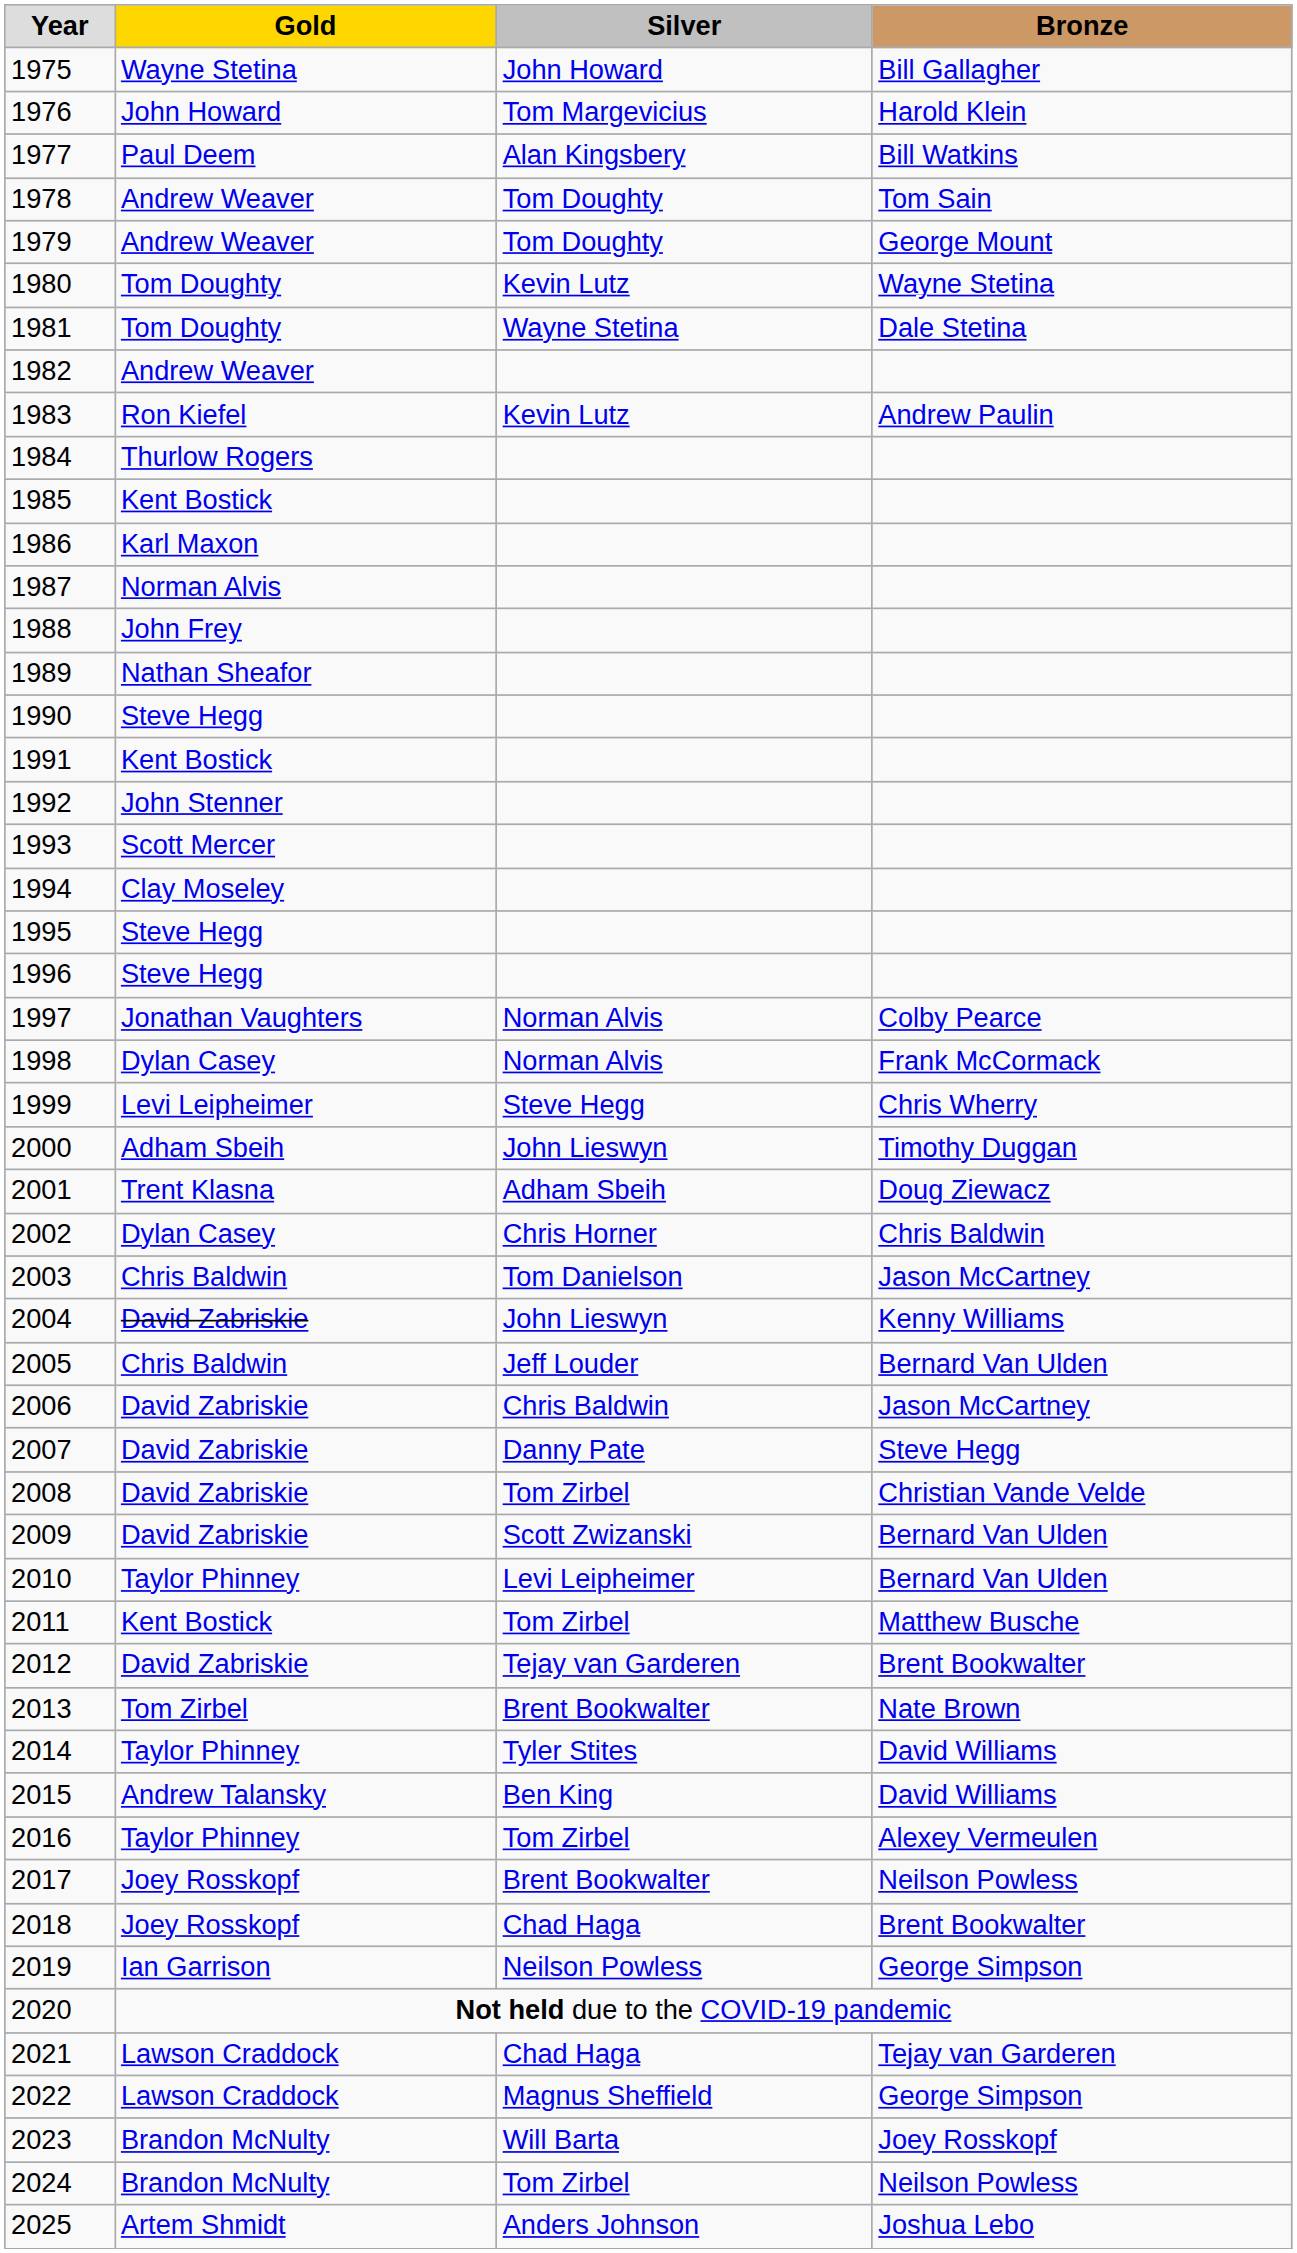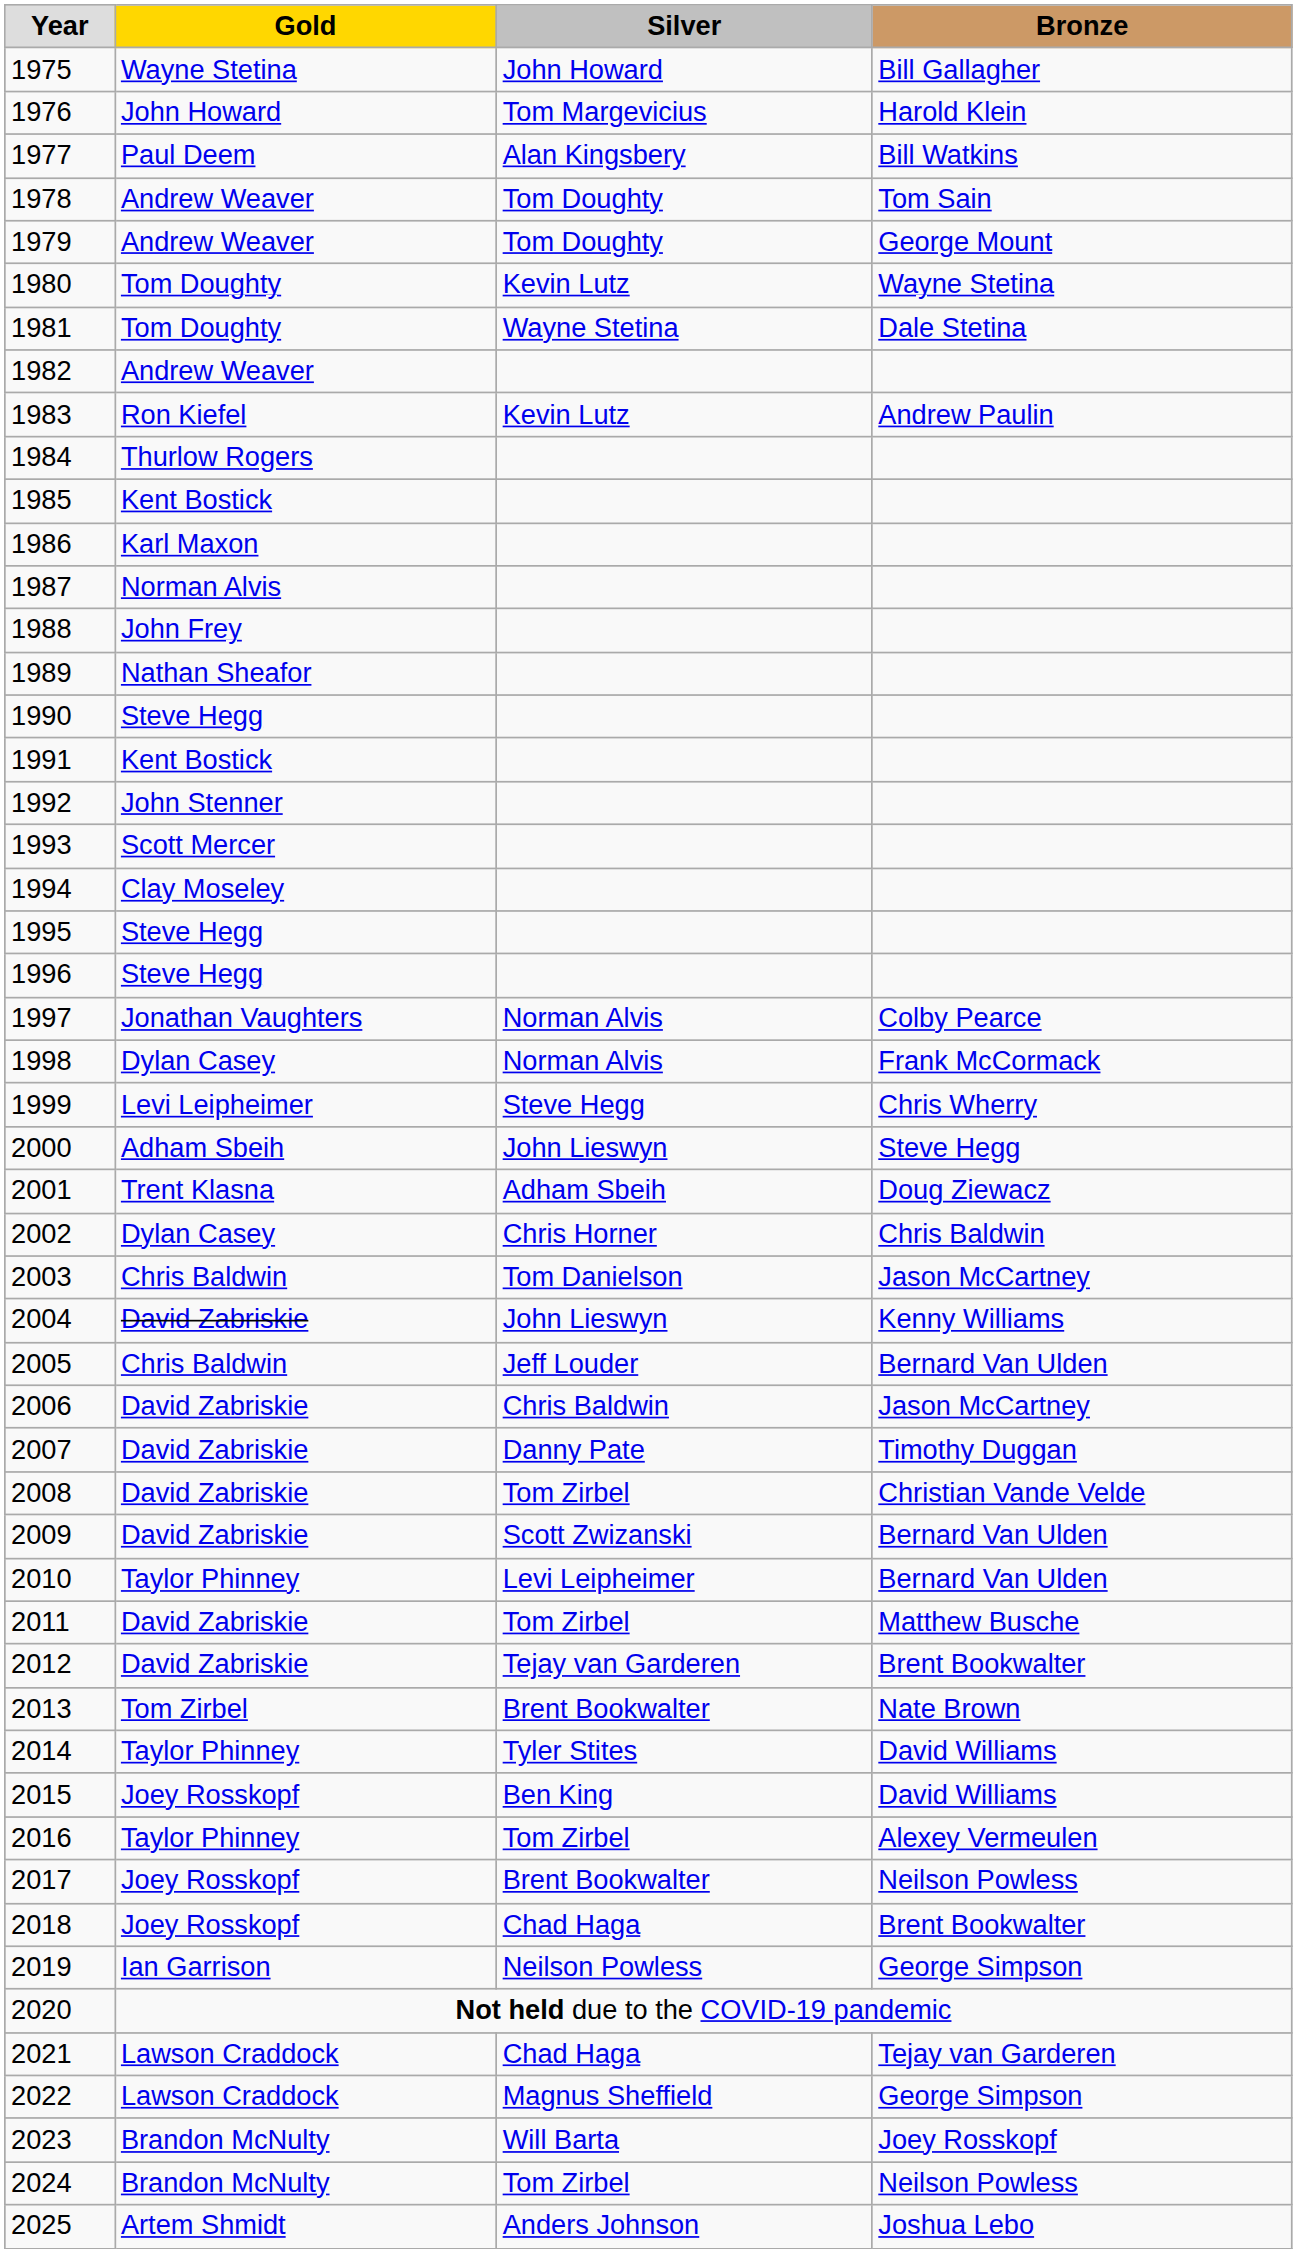(978, 1147) Timothy Duggan -> (949, 1147) Steve Hegg
(949, 1449) Steve Hegg -> (978, 1449) Timothy Duggan
(196, 1622) Kent Bostick -> (215, 1622) David Zabriskie
(223, 1794) Andrew Talansky -> (210, 1794) Joey Rosskopf
